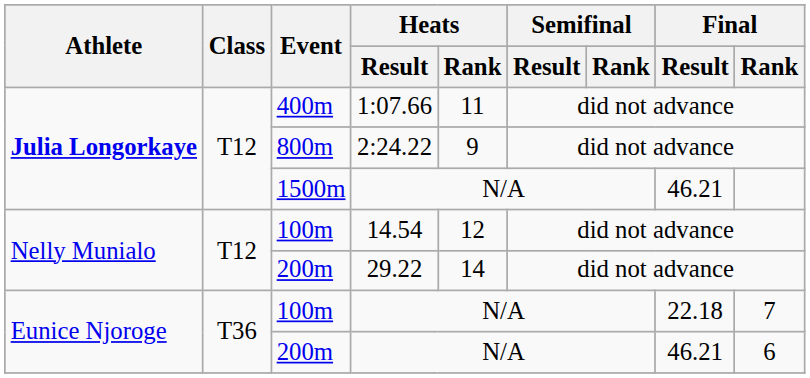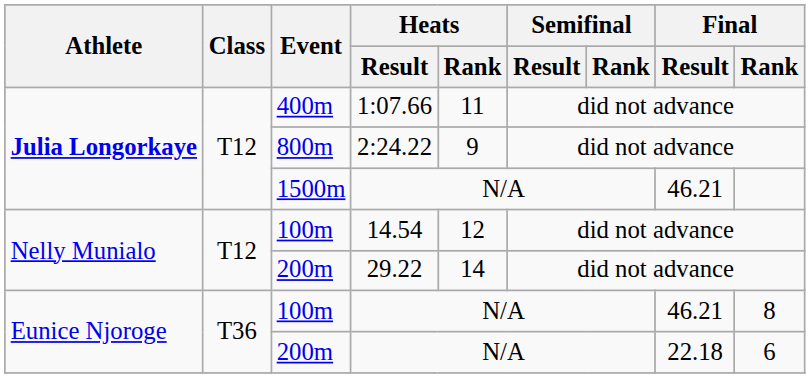(695, 311) 22.18 -> (695, 311) 46.21
(769, 311) 7 -> (769, 311) 8
(695, 352) 46.21 -> (695, 352) 22.18
